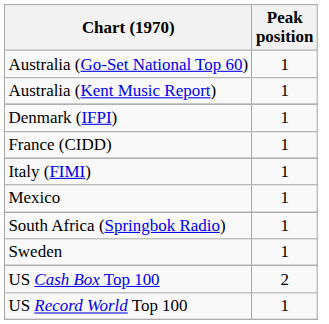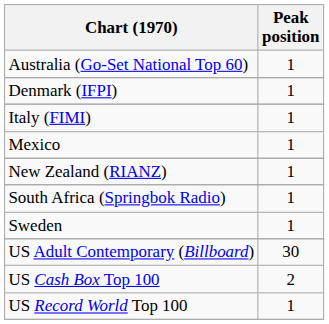- row: (112, 90)
- row: (60, 144)
+ row: (88, 171)
+ row: (131, 252)
